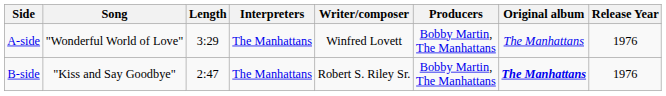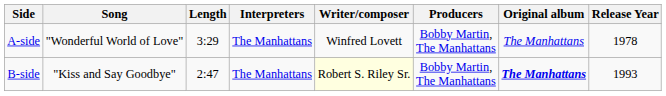(625, 40) 1976 -> (625, 40) 1978
(364, 74) no background -> (364, 74) lightyellow background
(625, 74) 1976 -> (625, 74) 1993
